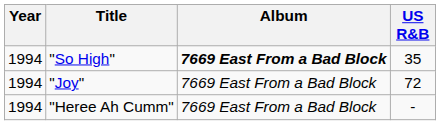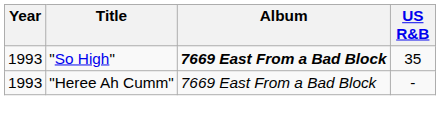(25, 58) 1994 -> (25, 58) 1993
- row: (67, 82)
(25, 107) 1994 -> (25, 82) 1993
